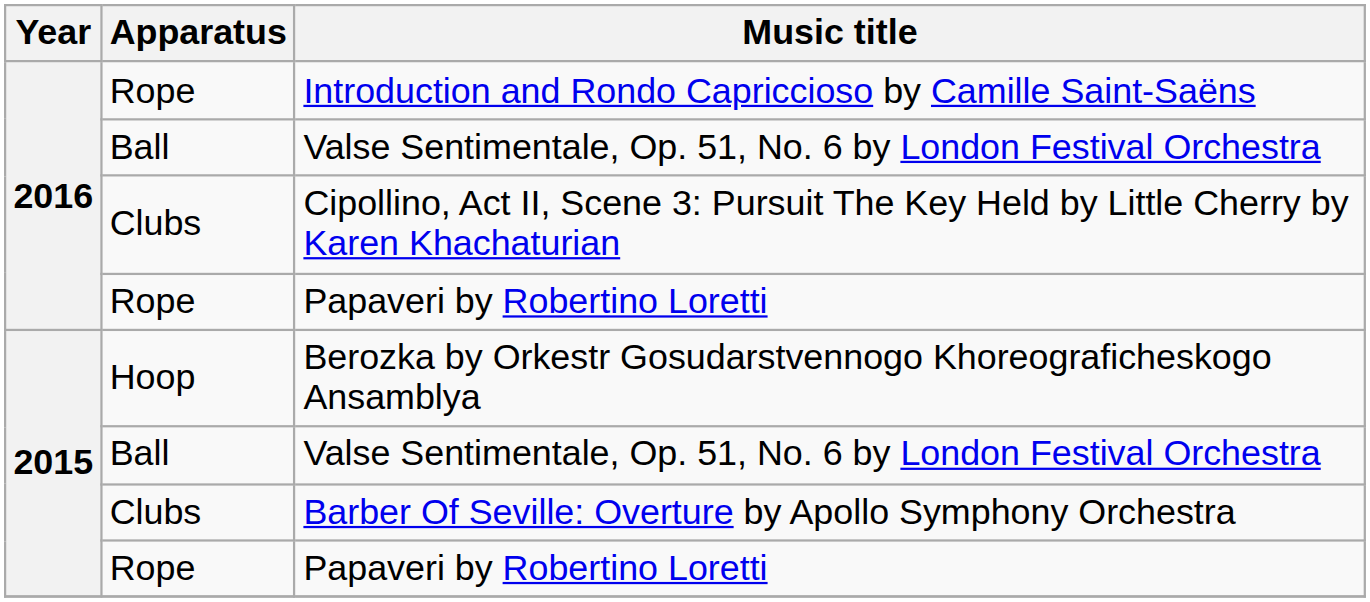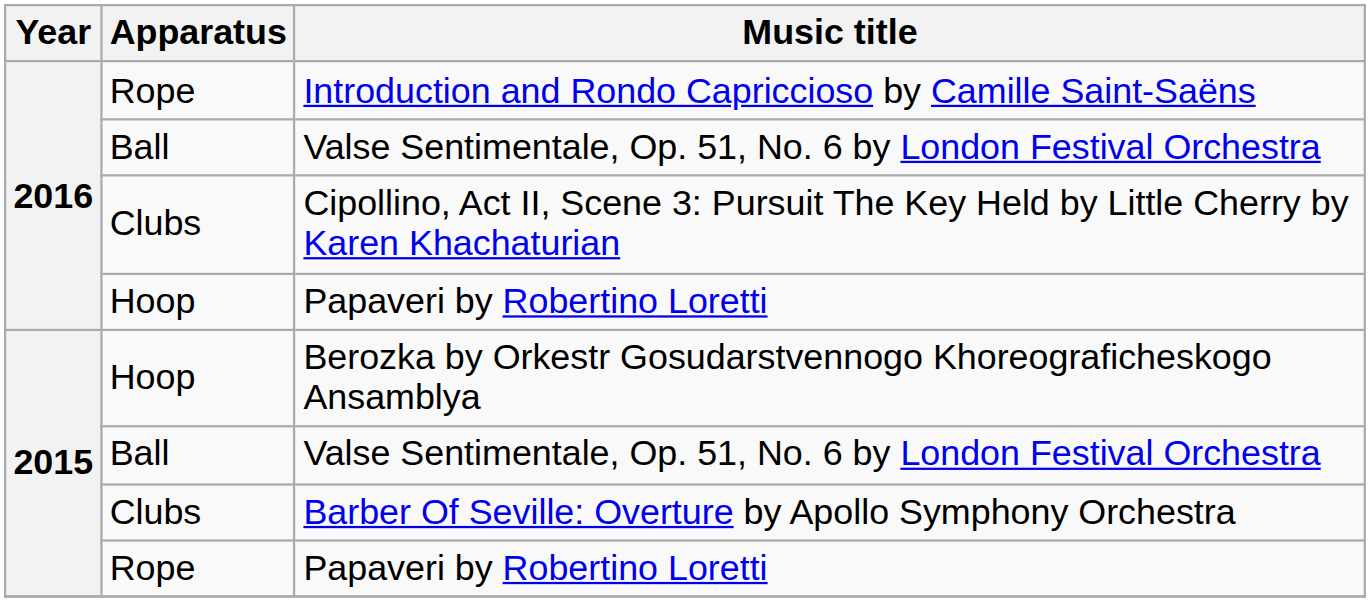(152, 300) Rope -> (152, 300) Hoop
